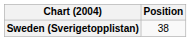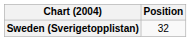(163, 28) 38 -> (163, 28) 32
